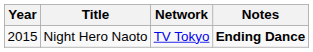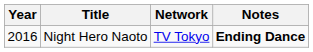(22, 36) 2015 -> (22, 36) 2016
